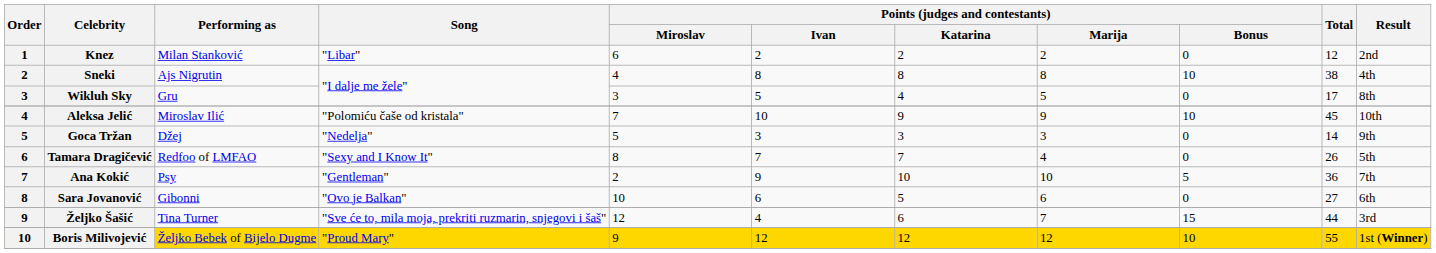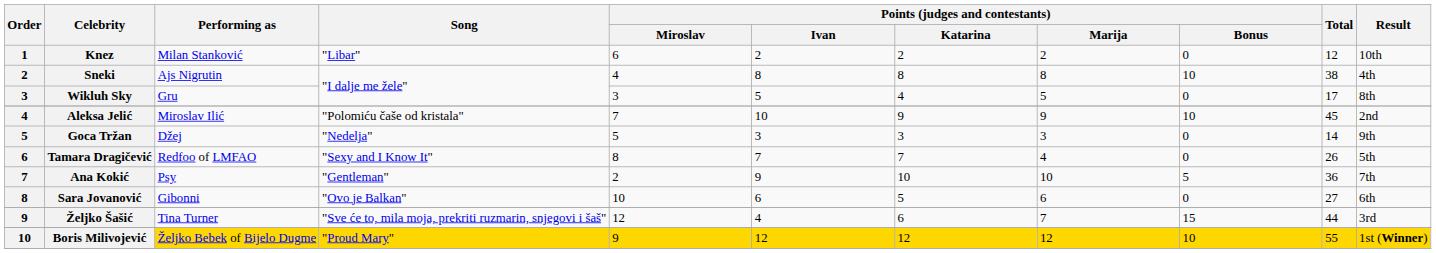(1369, 55) 2nd -> (1370, 55) 10th
(1370, 116) 10th -> (1369, 116) 2nd
